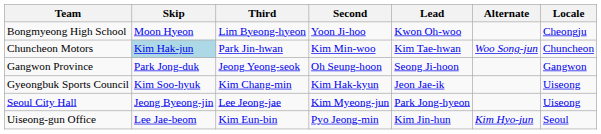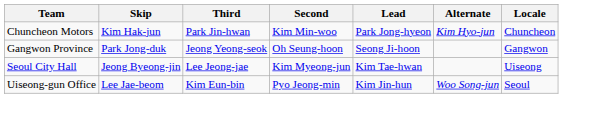- row: (67, 31)
(164, 48) lightblue background -> (131, 31) no background
(428, 48) Kim Tae-hwan -> (393, 31) Park Jong-hyeon
(506, 48) Woo Song-jun -> (465, 31) Kim Hyo-jun
- row: (68, 84)
(432, 102) Park Jong-hyeon -> (389, 66) Kim Tae-hwan
(504, 119) Kim Hyo-jun -> (468, 84) Woo Song-jun
